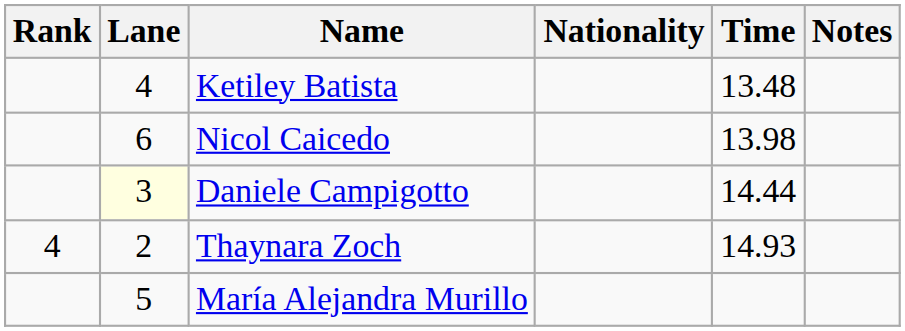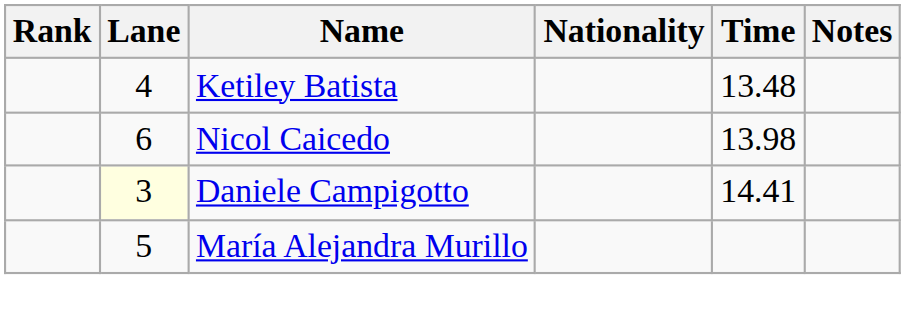(758, 191) 14.44 -> (758, 191) 14.41
- row: (299, 245)
